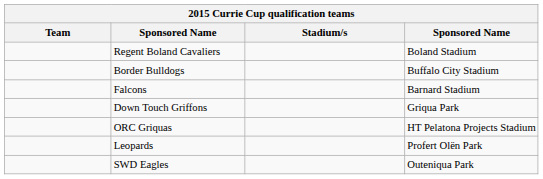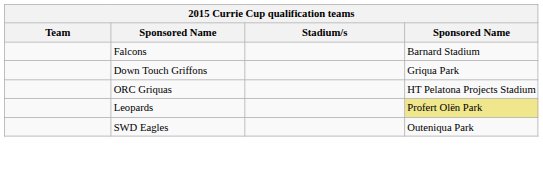- row: (167, 52)
- row: (149, 70)
(445, 146) no background -> (445, 108) khaki background
